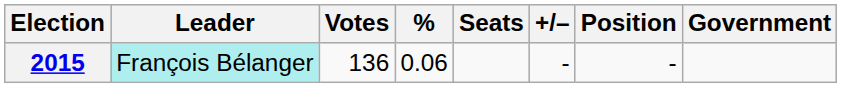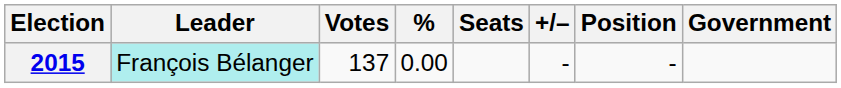(369, 62) 136 -> (369, 62) 137
(424, 62) 0.06 -> (424, 62) 0.00
